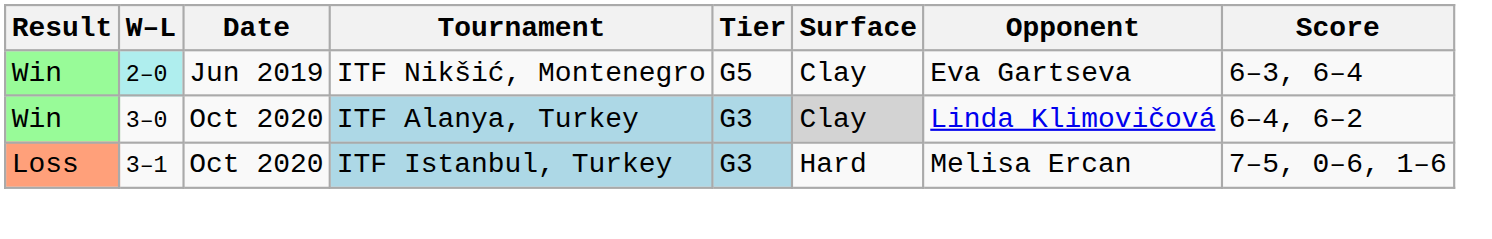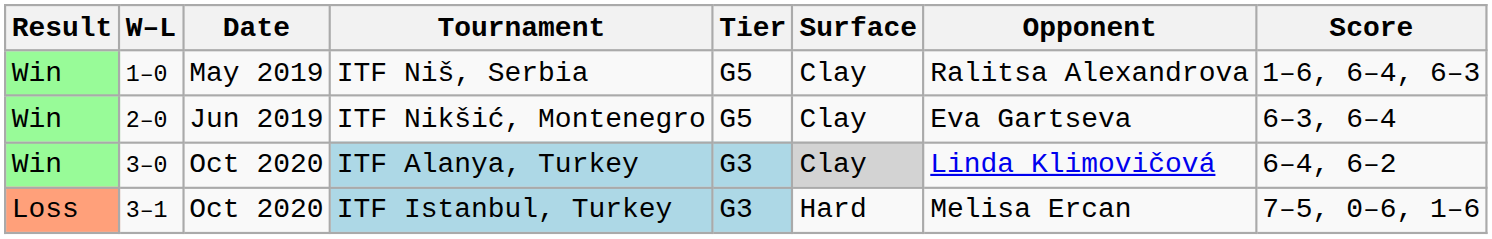+ row: (463, 73)
(147, 74) paleturquoise background -> (147, 120) no background
